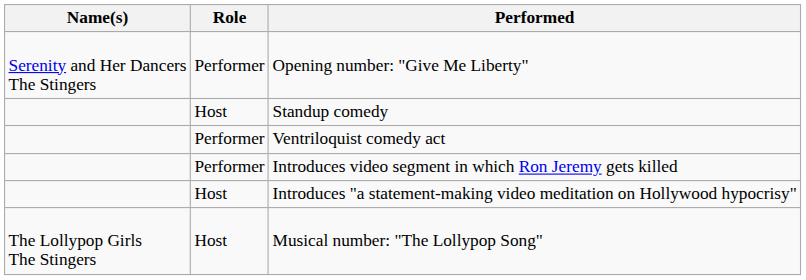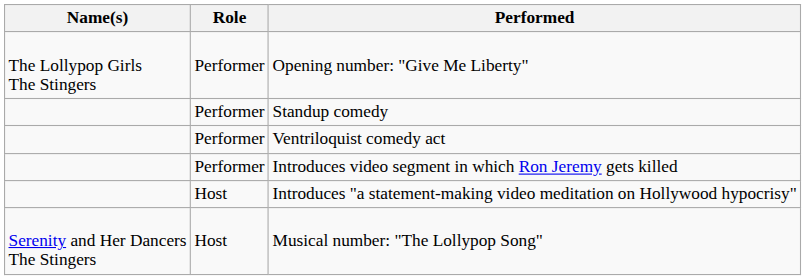(98, 74) Serenity and Her Dancers The Stingers -> (75, 74) The Lollypop Girls The Stingers
(211, 111) Host -> (230, 111) Performer
(75, 250) The Lollypop Girls The Stingers -> (98, 250) Serenity and Her Dancers The Stingers
